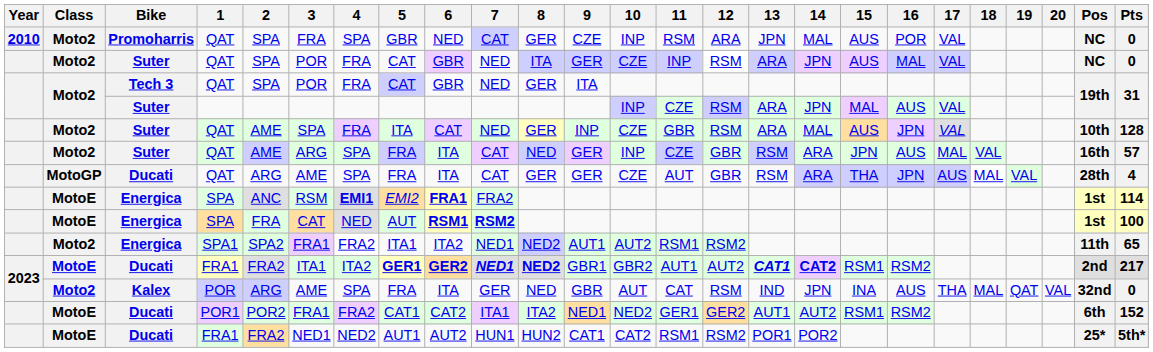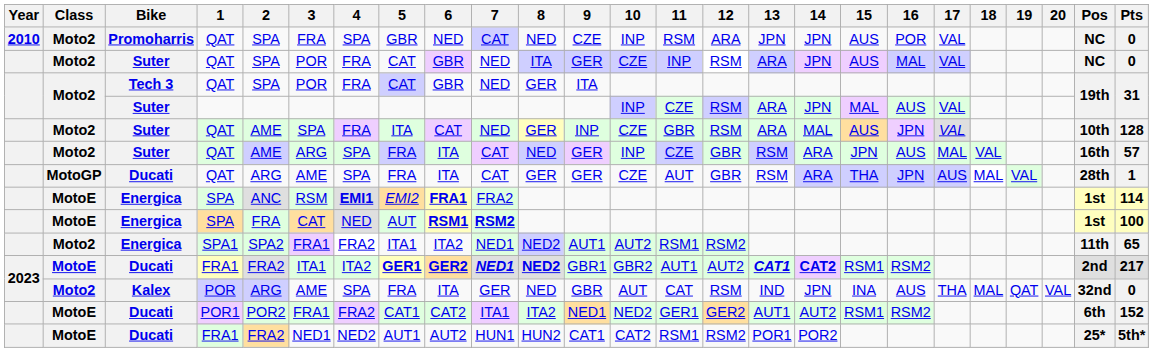(541, 38) GER -> (541, 38) NED
(818, 38) MAL -> (818, 38) JPN
(1132, 175) 4 -> (1132, 175) 1
